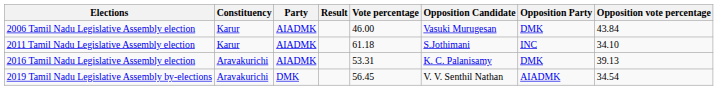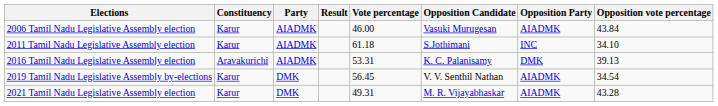(532, 29) DMK -> (540, 29) AIADMK
(242, 77) Aravakurichi -> (228, 77) Karur
+ row: (101, 93)
